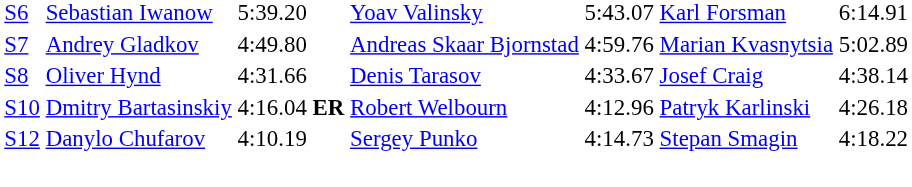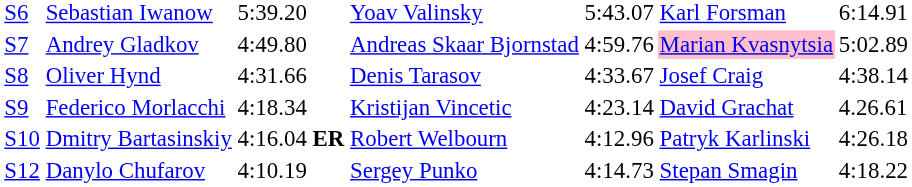(746, 44) no background -> (746, 44) pink background
+ row: (136, 107)
